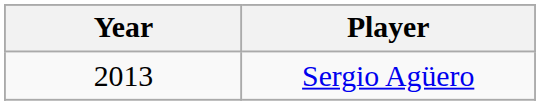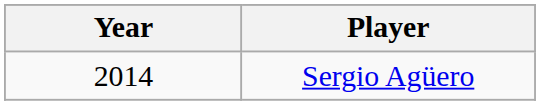(123, 75) 2013 -> (123, 75) 2014
